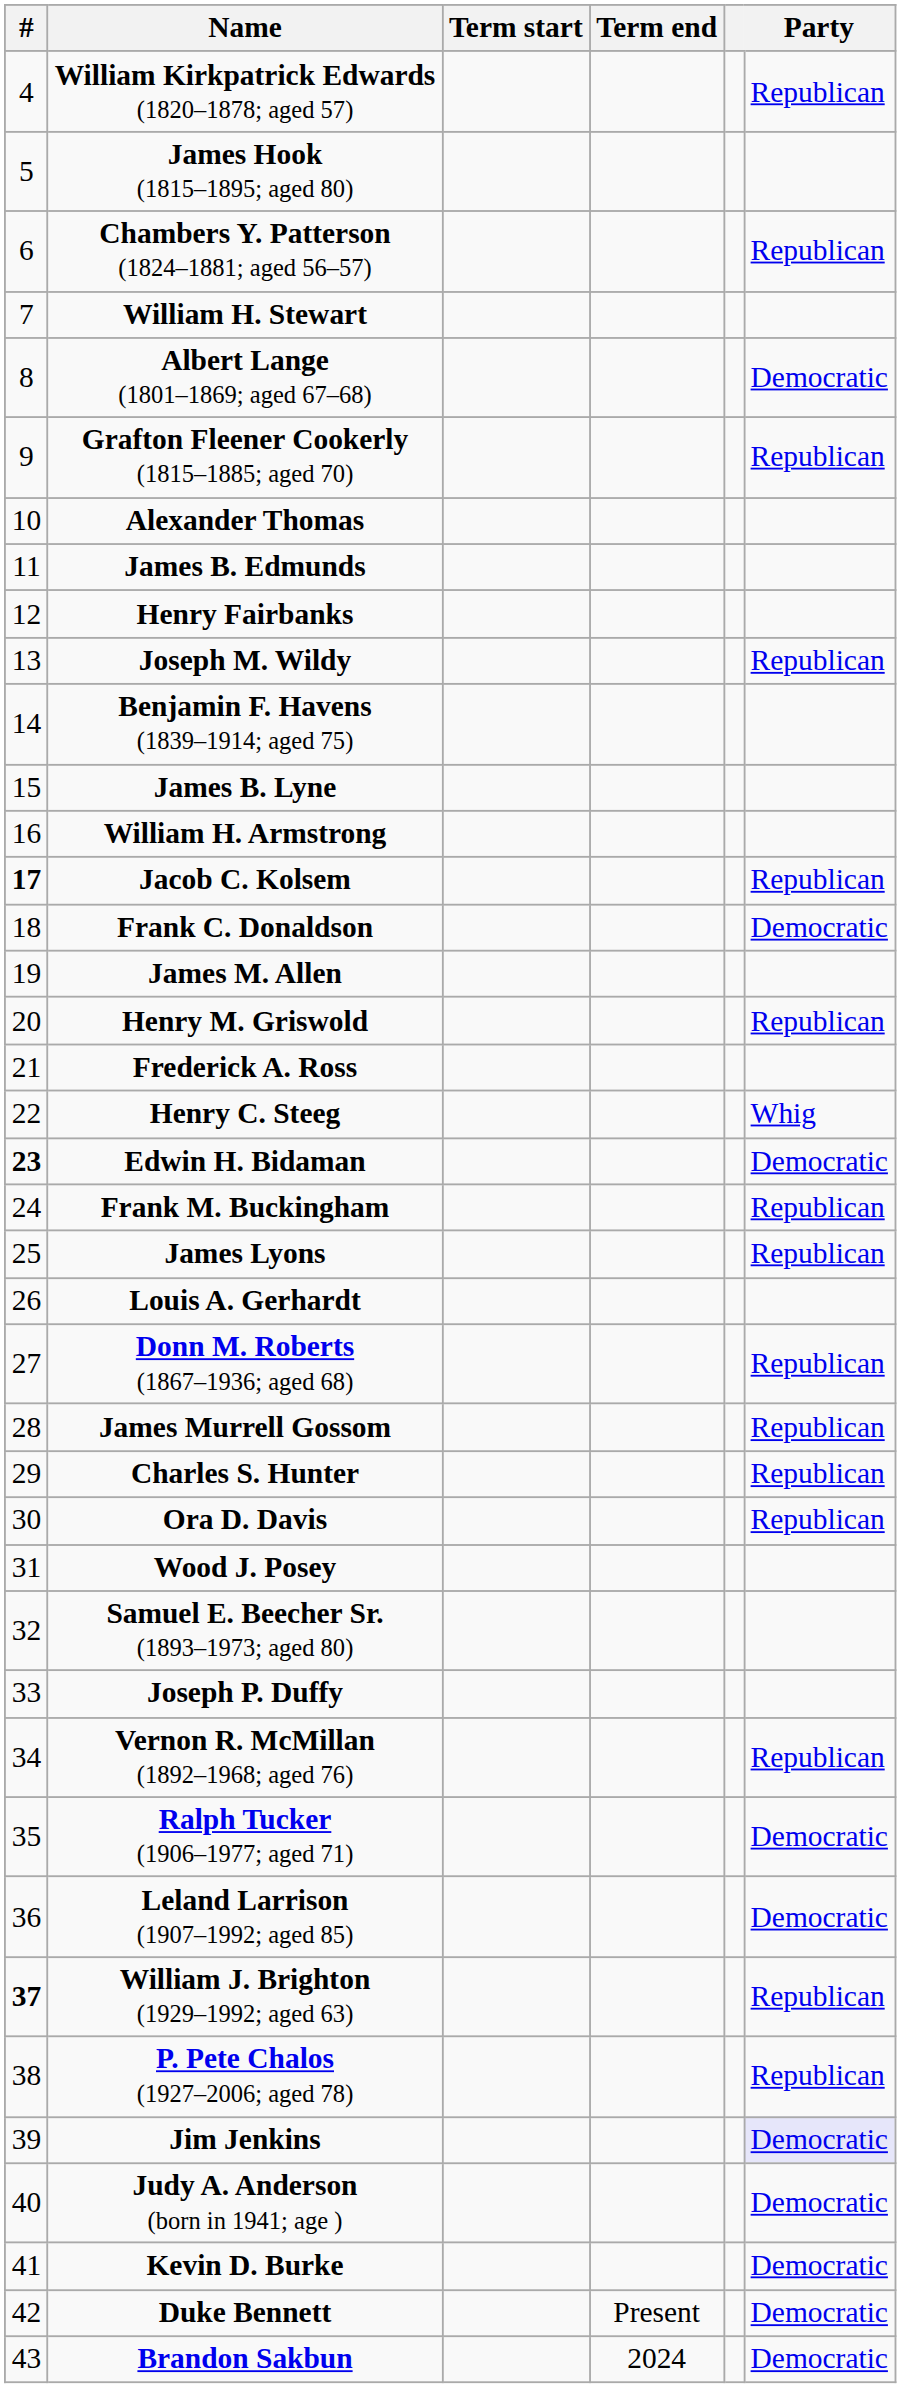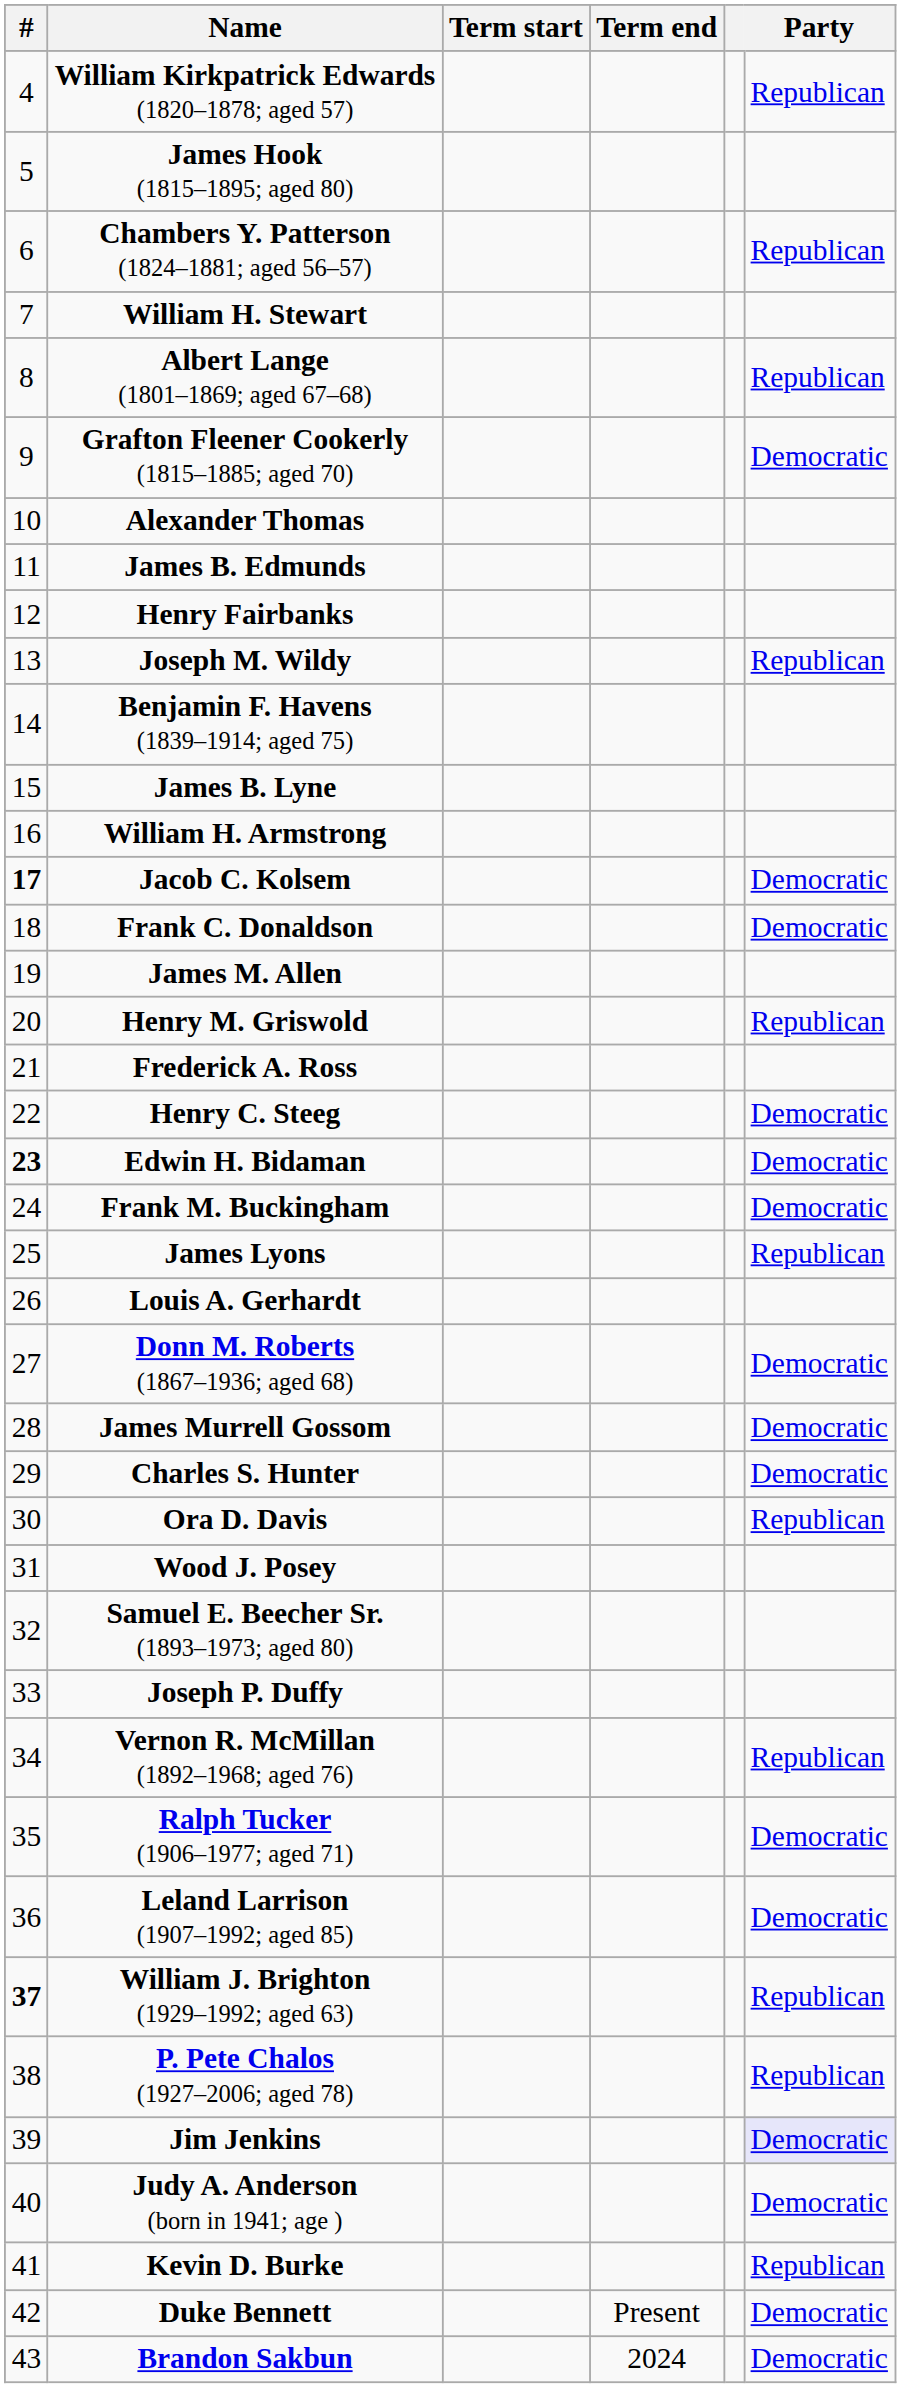(819, 377) Democratic -> (818, 377) Republican
(818, 457) Republican -> (819, 457) Democratic
(818, 880) Republican -> (819, 880) Democratic
(783, 1113) Whig -> (819, 1113) Democratic
(818, 1207) Republican -> (819, 1207) Democratic
(818, 1363) Republican -> (819, 1363) Democratic
(818, 1426) Republican -> (819, 1426) Democratic
(818, 1473) Republican -> (819, 1473) Democratic
(819, 2265) Democratic -> (818, 2265) Republican
